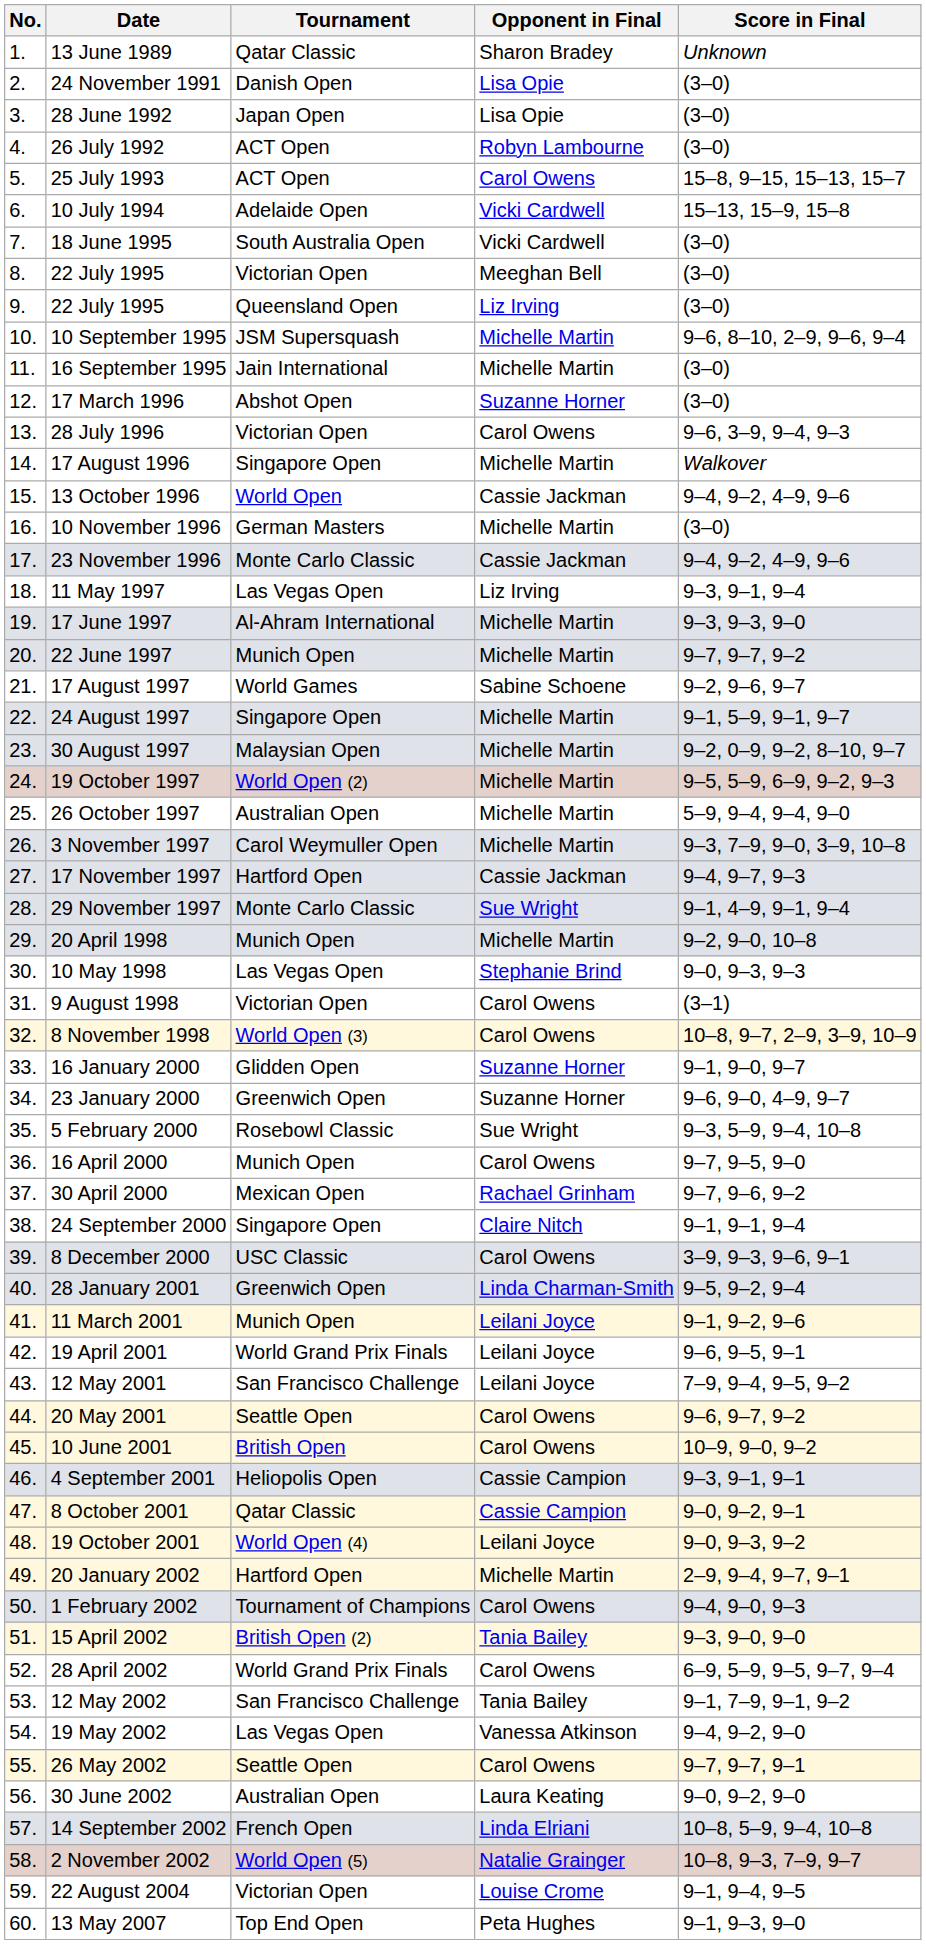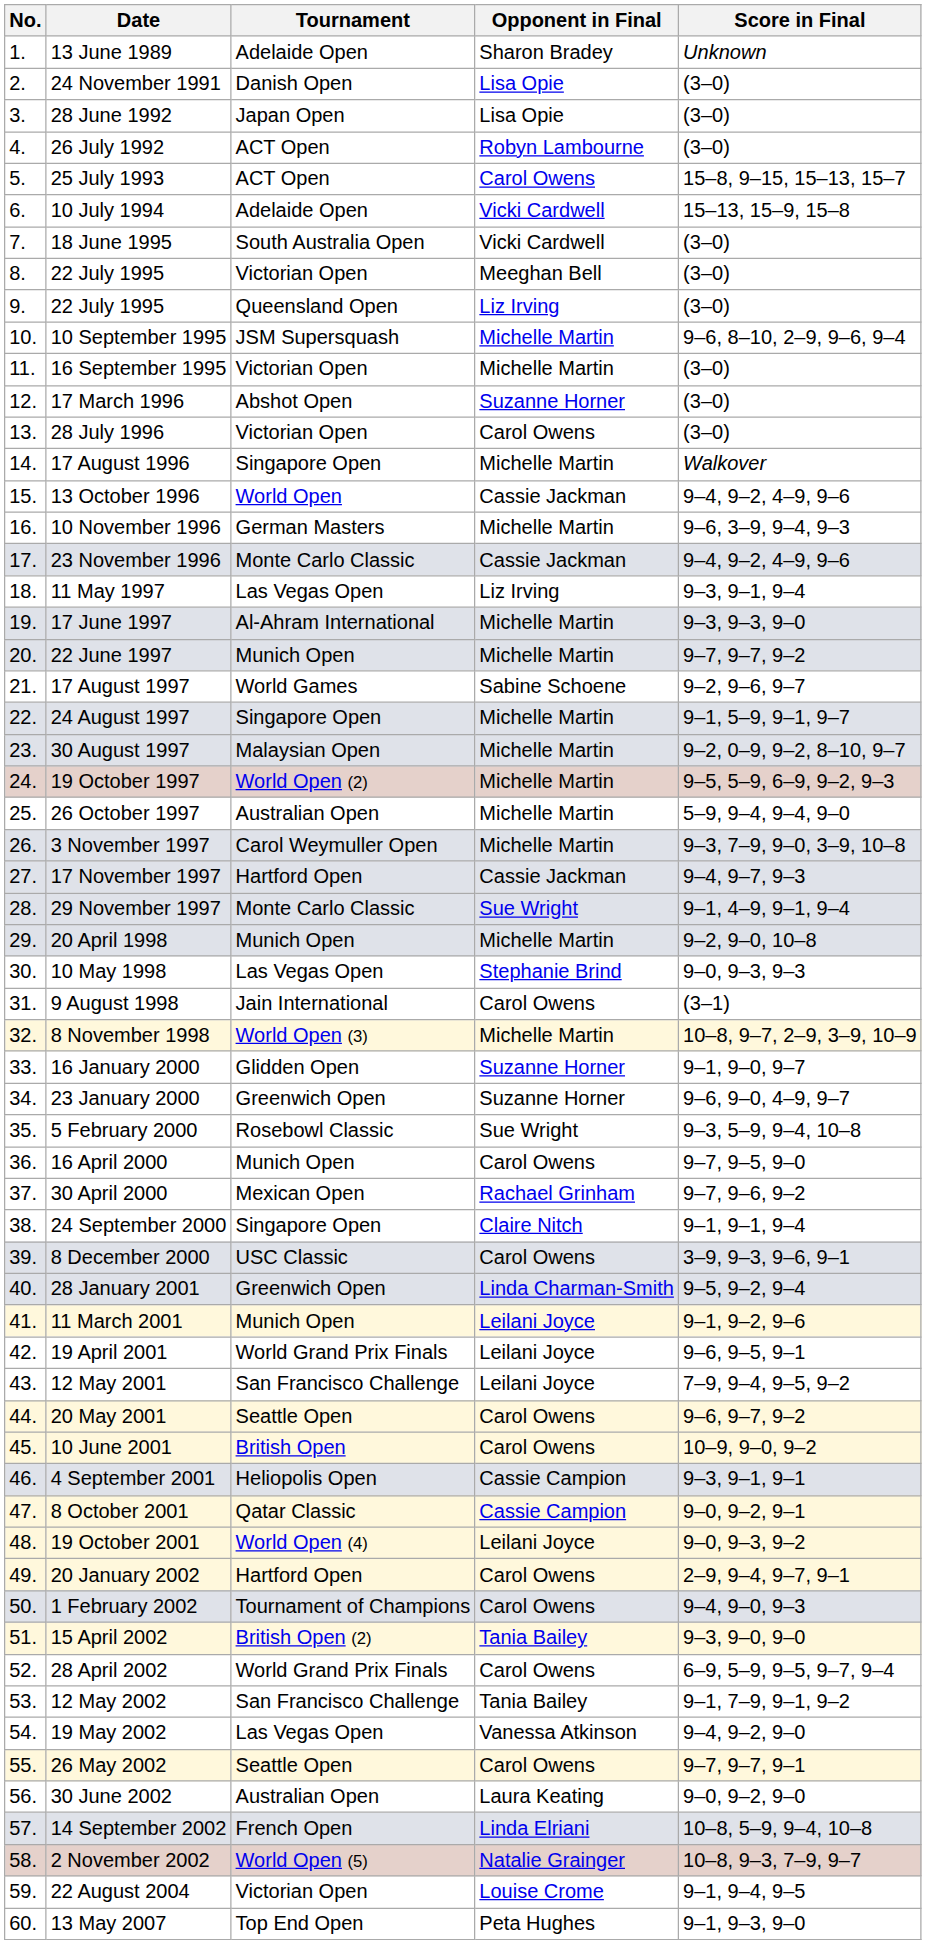(296, 52) Qatar Classic -> (302, 52) Adelaide Open
(312, 369) Jain International -> (302, 369) Victorian Open
(767, 432) 9–6, 3–9, 9–4, 9–3 -> (706, 432) (3–0)
(706, 527) (3–0) -> (767, 527) 9–6, 3–9, 9–4, 9–3
(302, 1003) Victorian Open -> (312, 1003) Jain International
(537, 1035) Carol Owens -> (547, 1035) Michelle Martin
(547, 1574) Michelle Martin -> (537, 1574) Carol Owens
